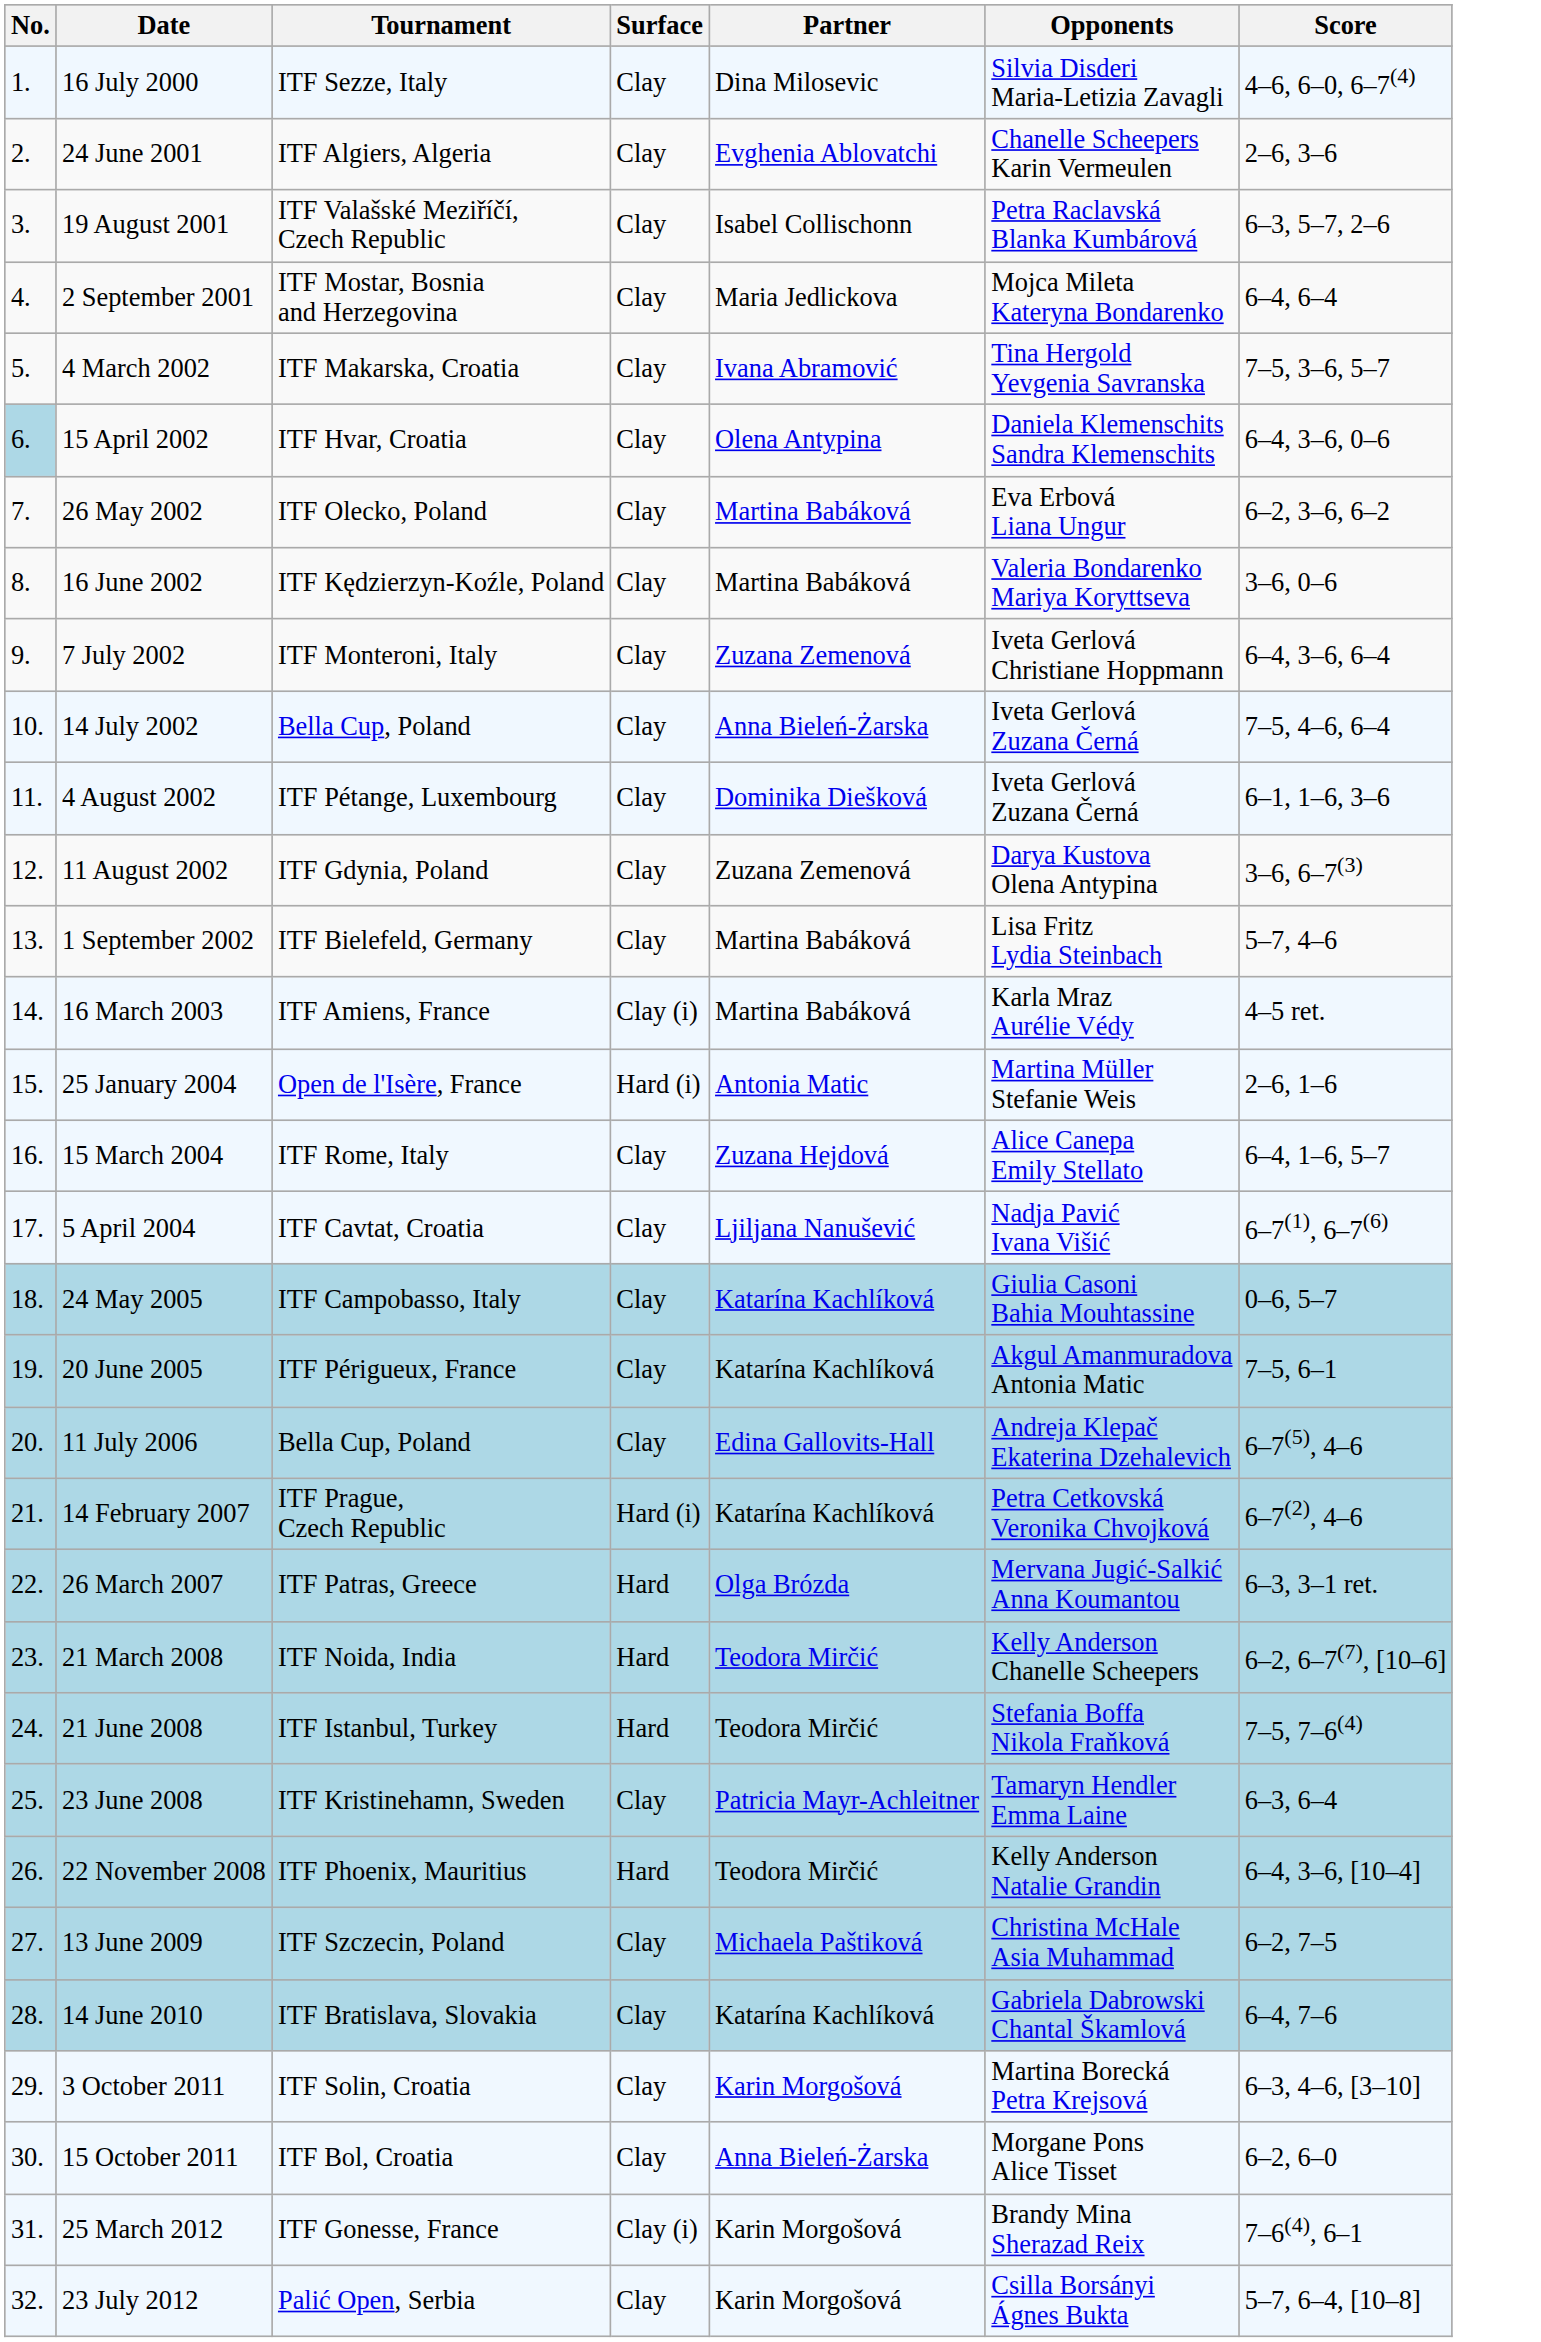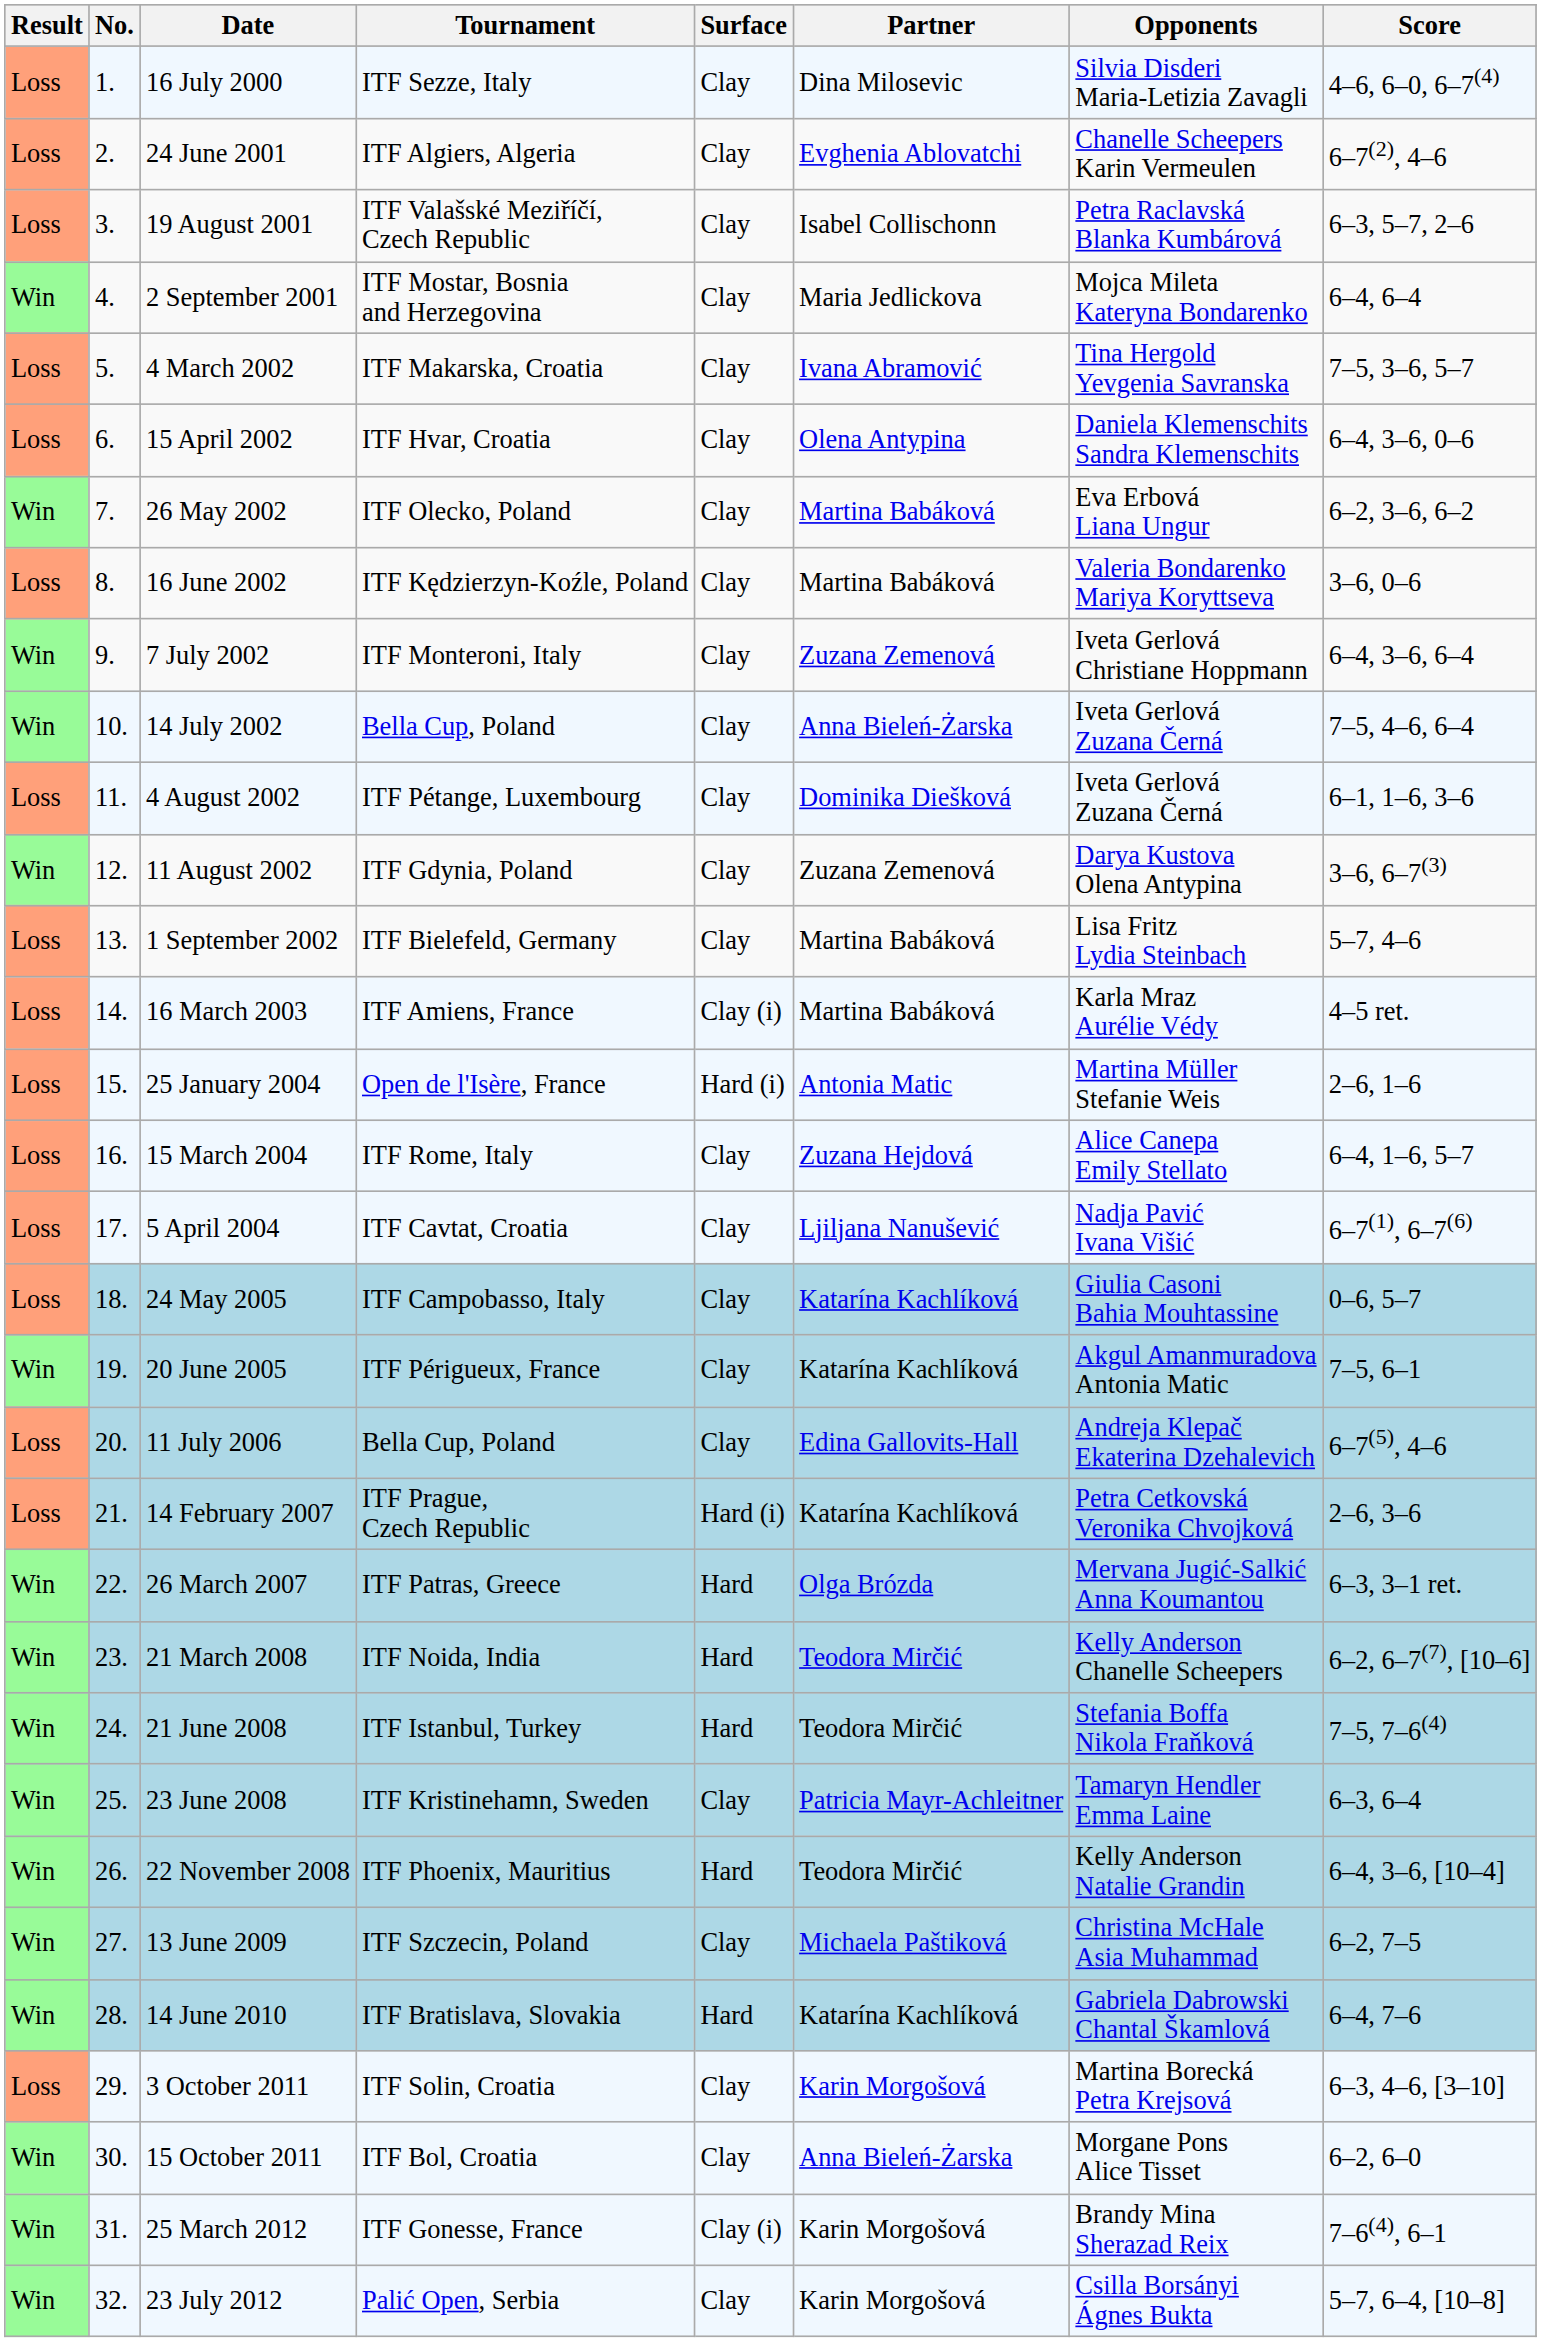+ column: (47, 25)
(1291, 153) 2–6, 3–6 -> (1388, 153) 6–7(2), 4–6
(21, 439) lightblue background -> (105, 439) no background
(1304, 1513) 6–7(2), 4–6 -> (1375, 1513) 2–6, 3–6
(641, 2014) Clay -> (727, 2014) Hard
